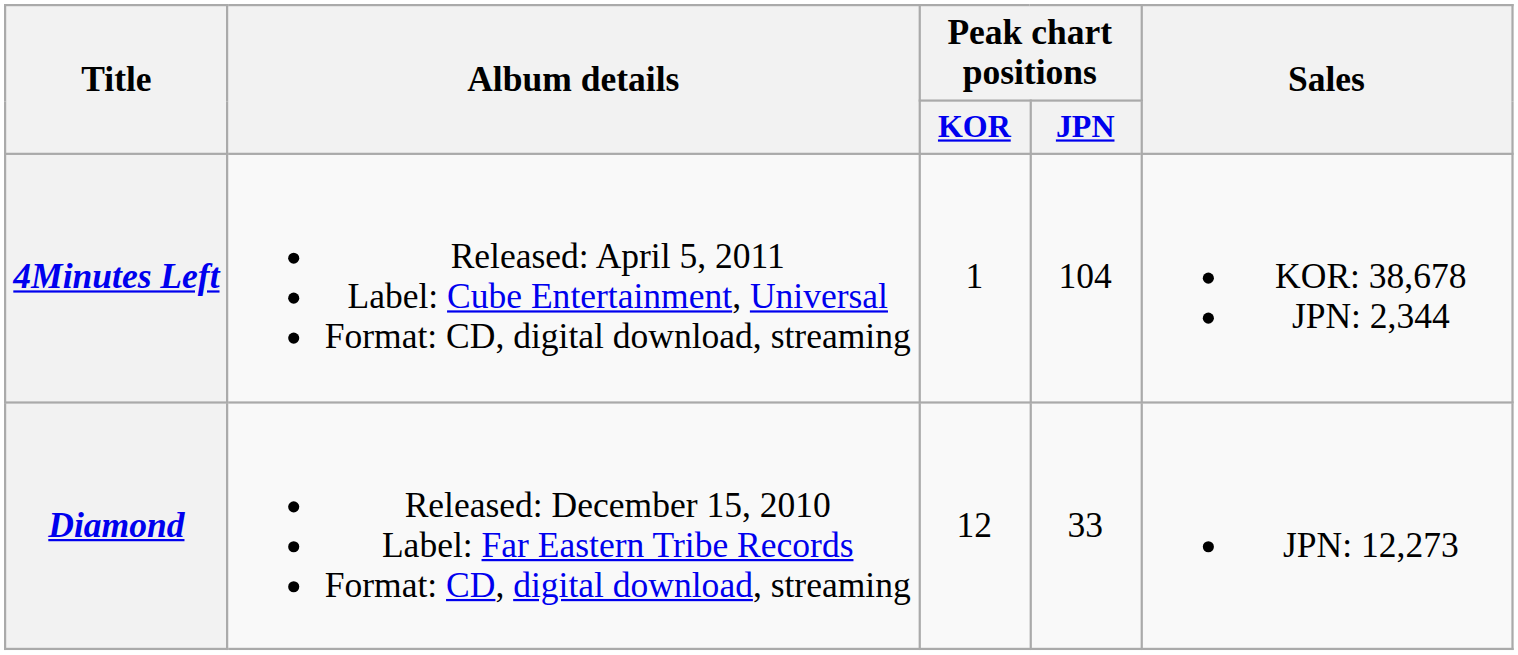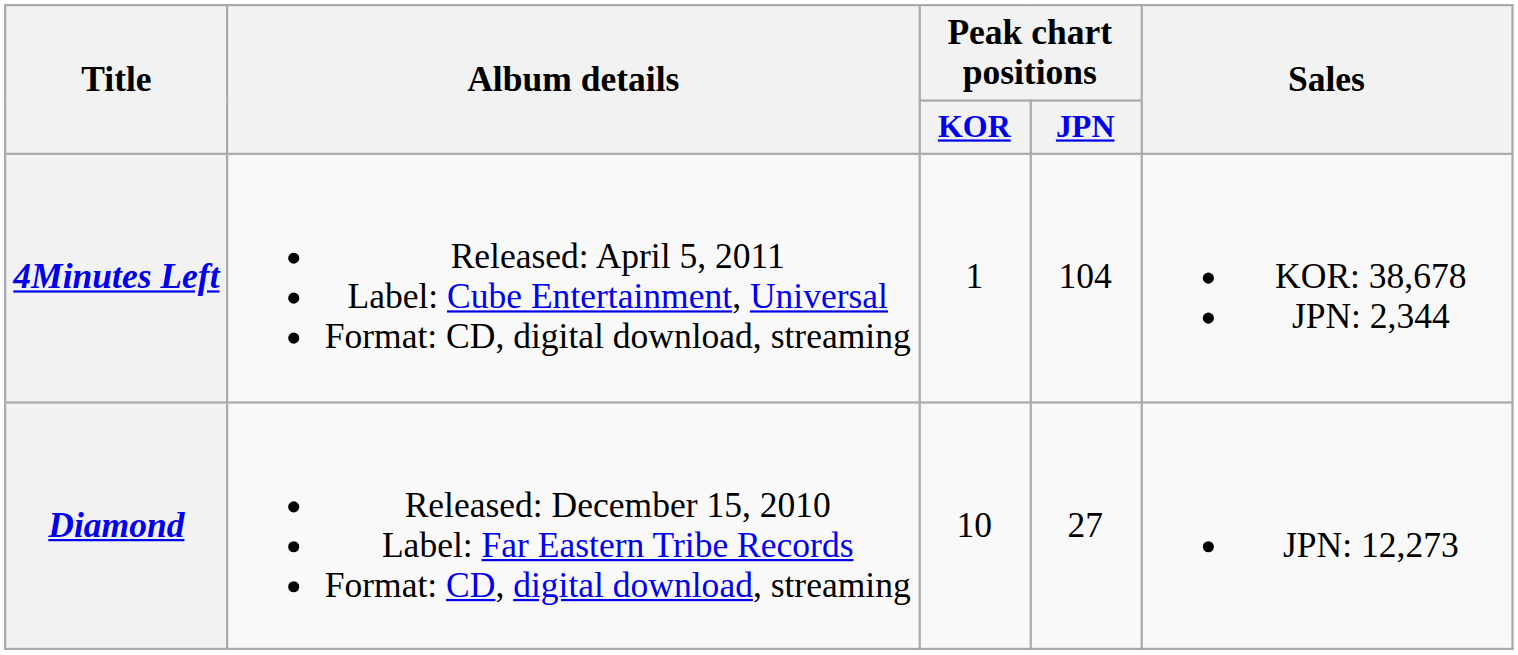(974, 524) 12 -> (974, 524) 10
(1085, 524) 33 -> (1085, 524) 27
